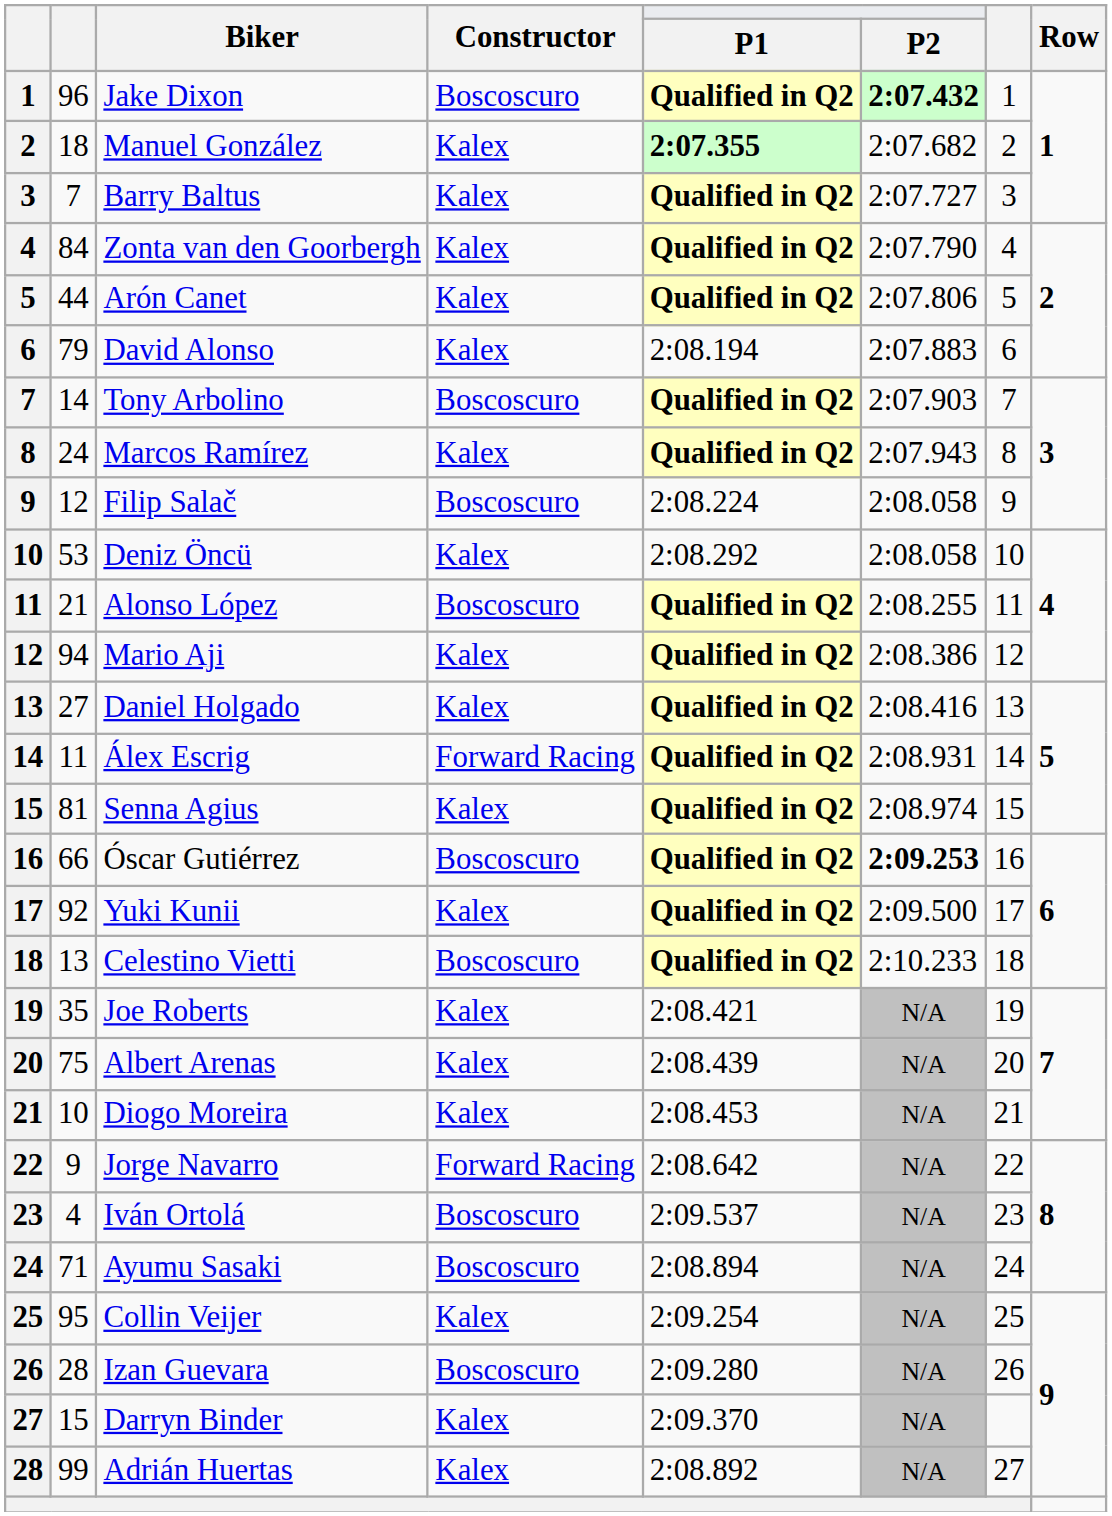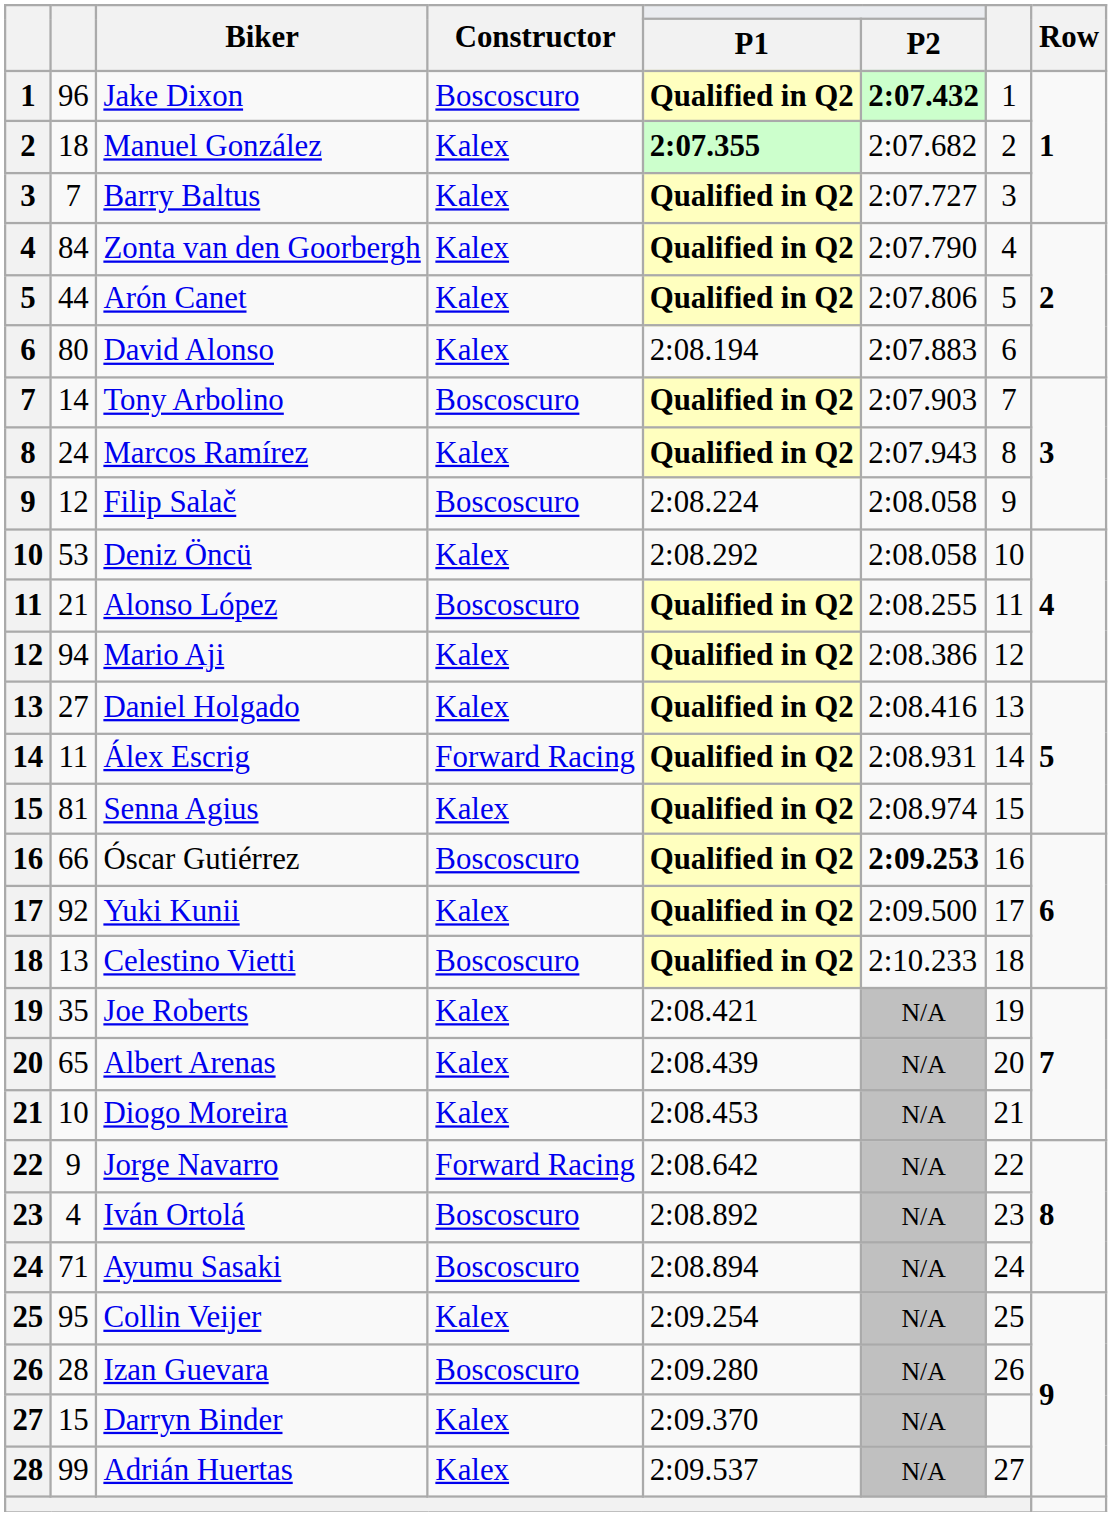(73, 349) 79 -> (73, 349) 80
(73, 1062) 75 -> (73, 1062) 65
(704, 1215) 2:09.537 -> (704, 1215) 2:08.892
(704, 1470) 2:08.892 -> (704, 1470) 2:09.537
